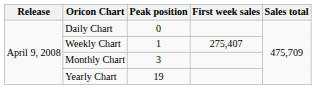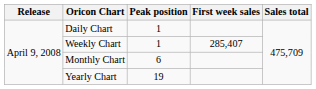(159, 28) 0 -> (159, 28) 1
(226, 44) 275,407 -> (226, 44) 285,407
(159, 60) 3 -> (159, 60) 6
